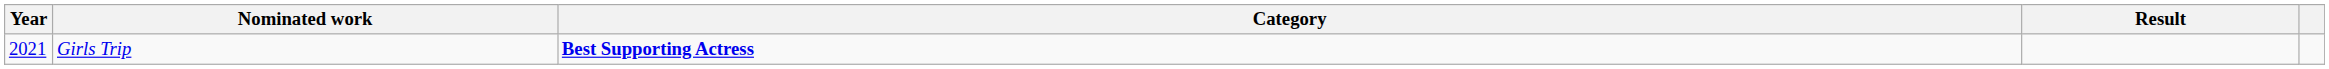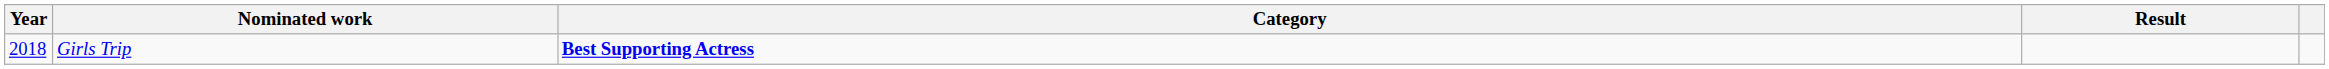(28, 49) 2021 -> (28, 49) 2018
